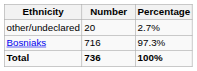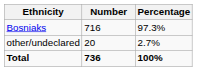rows swapped: (26, 43) <-> (43, 27)
